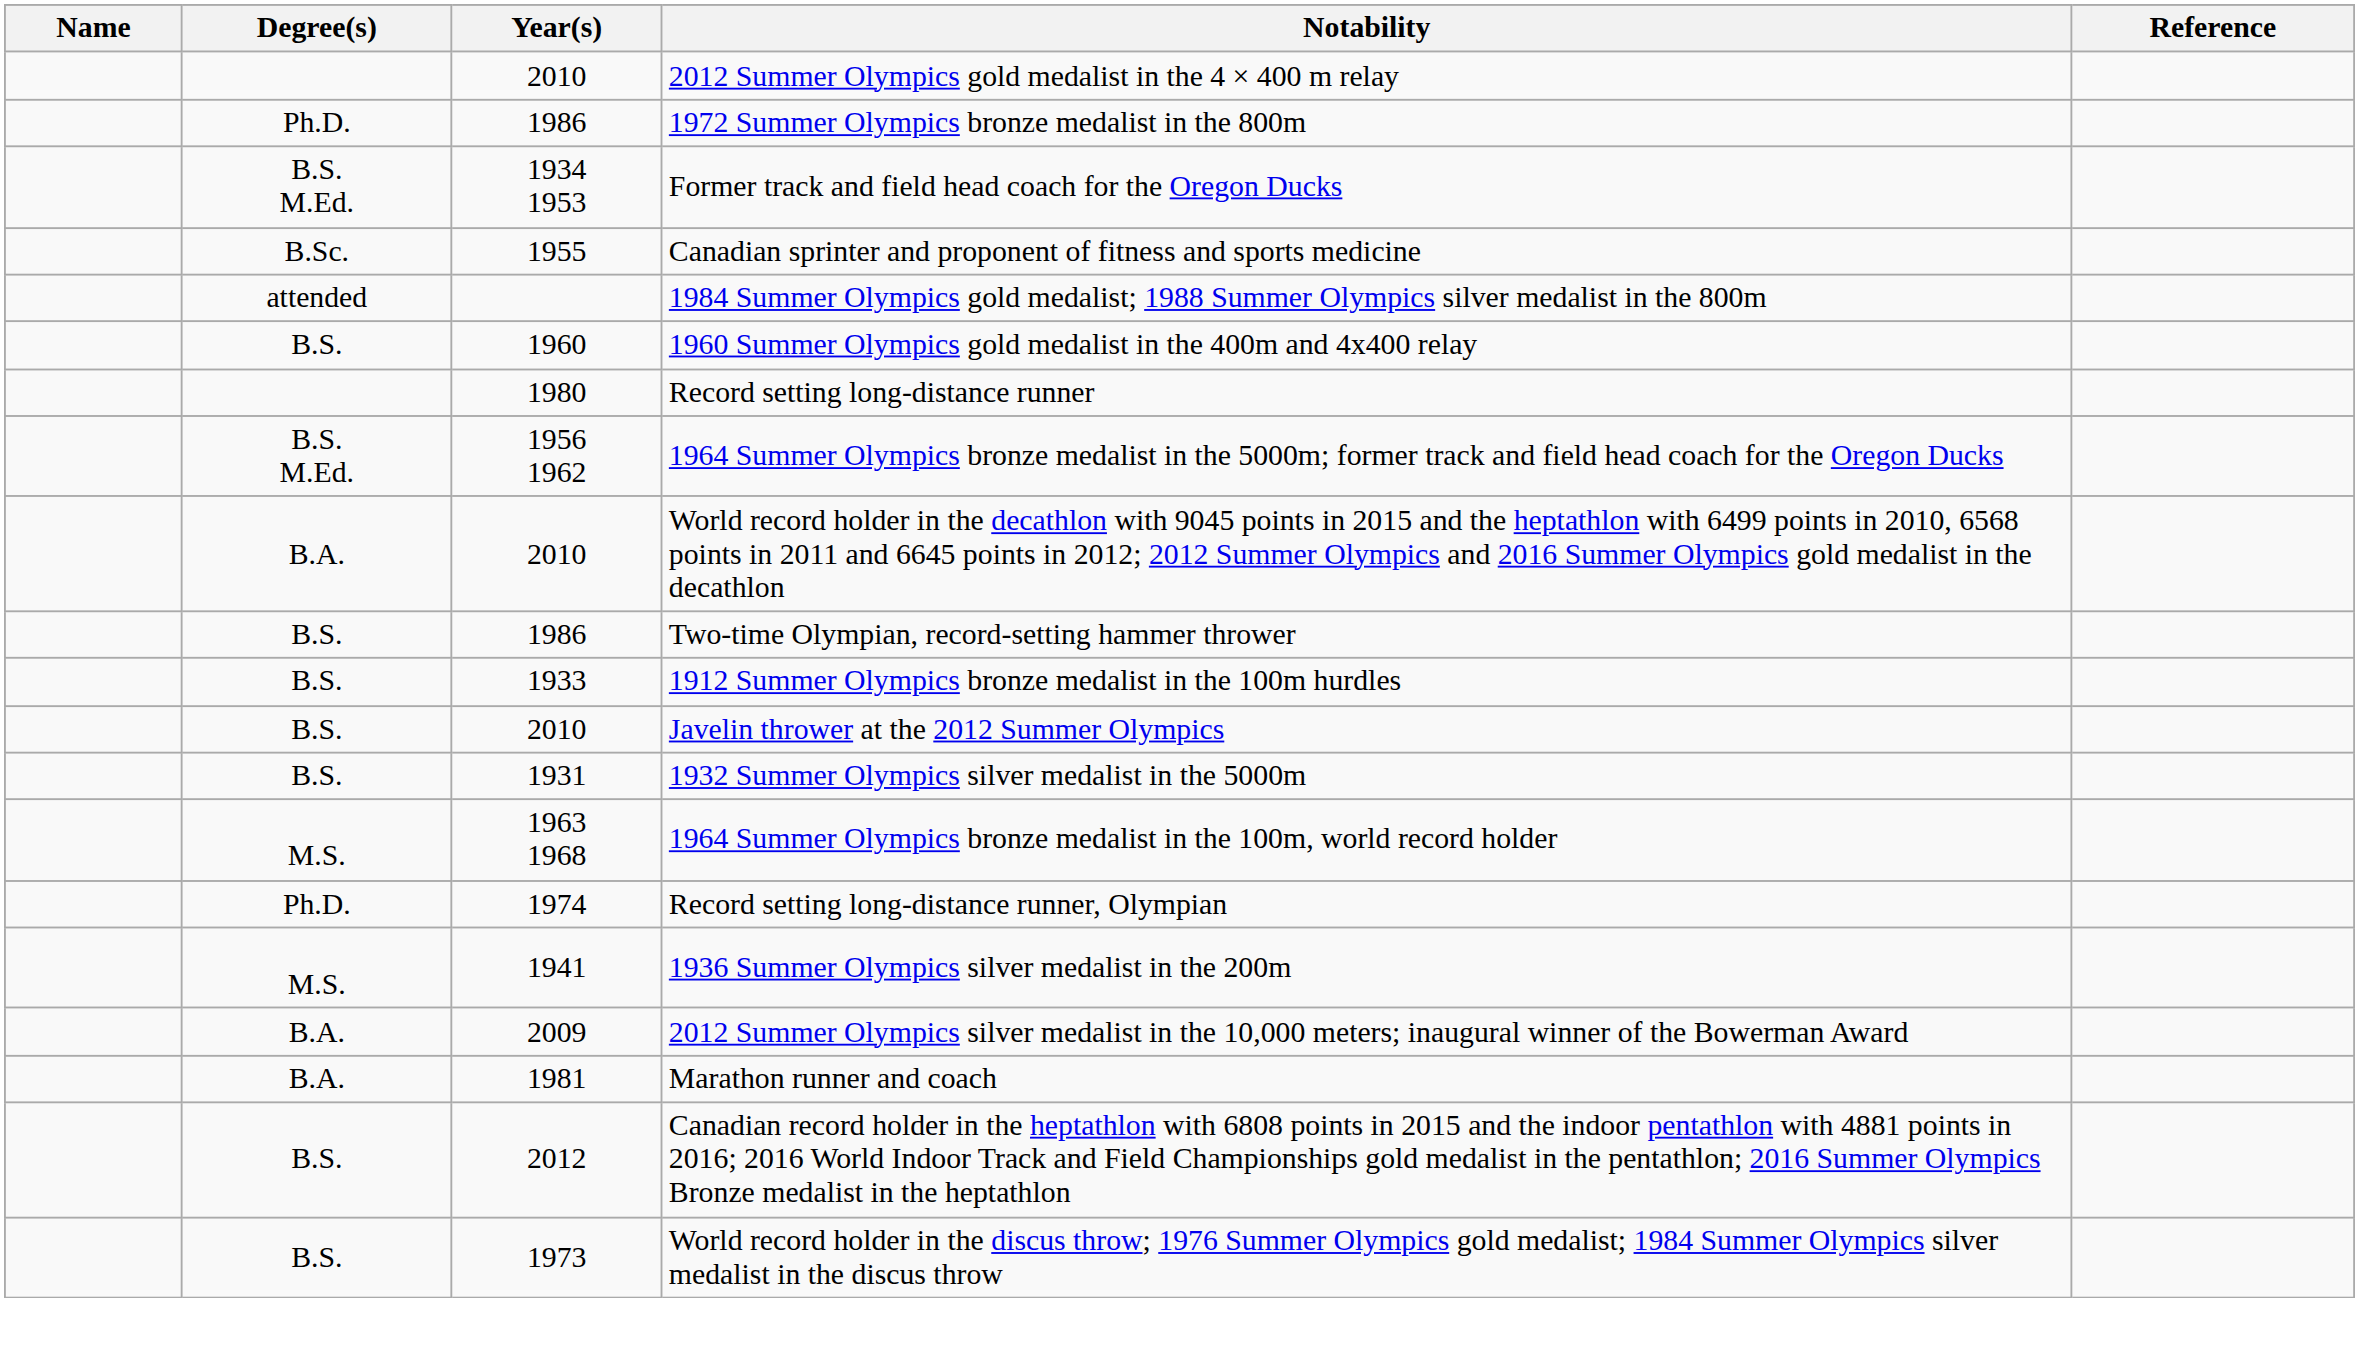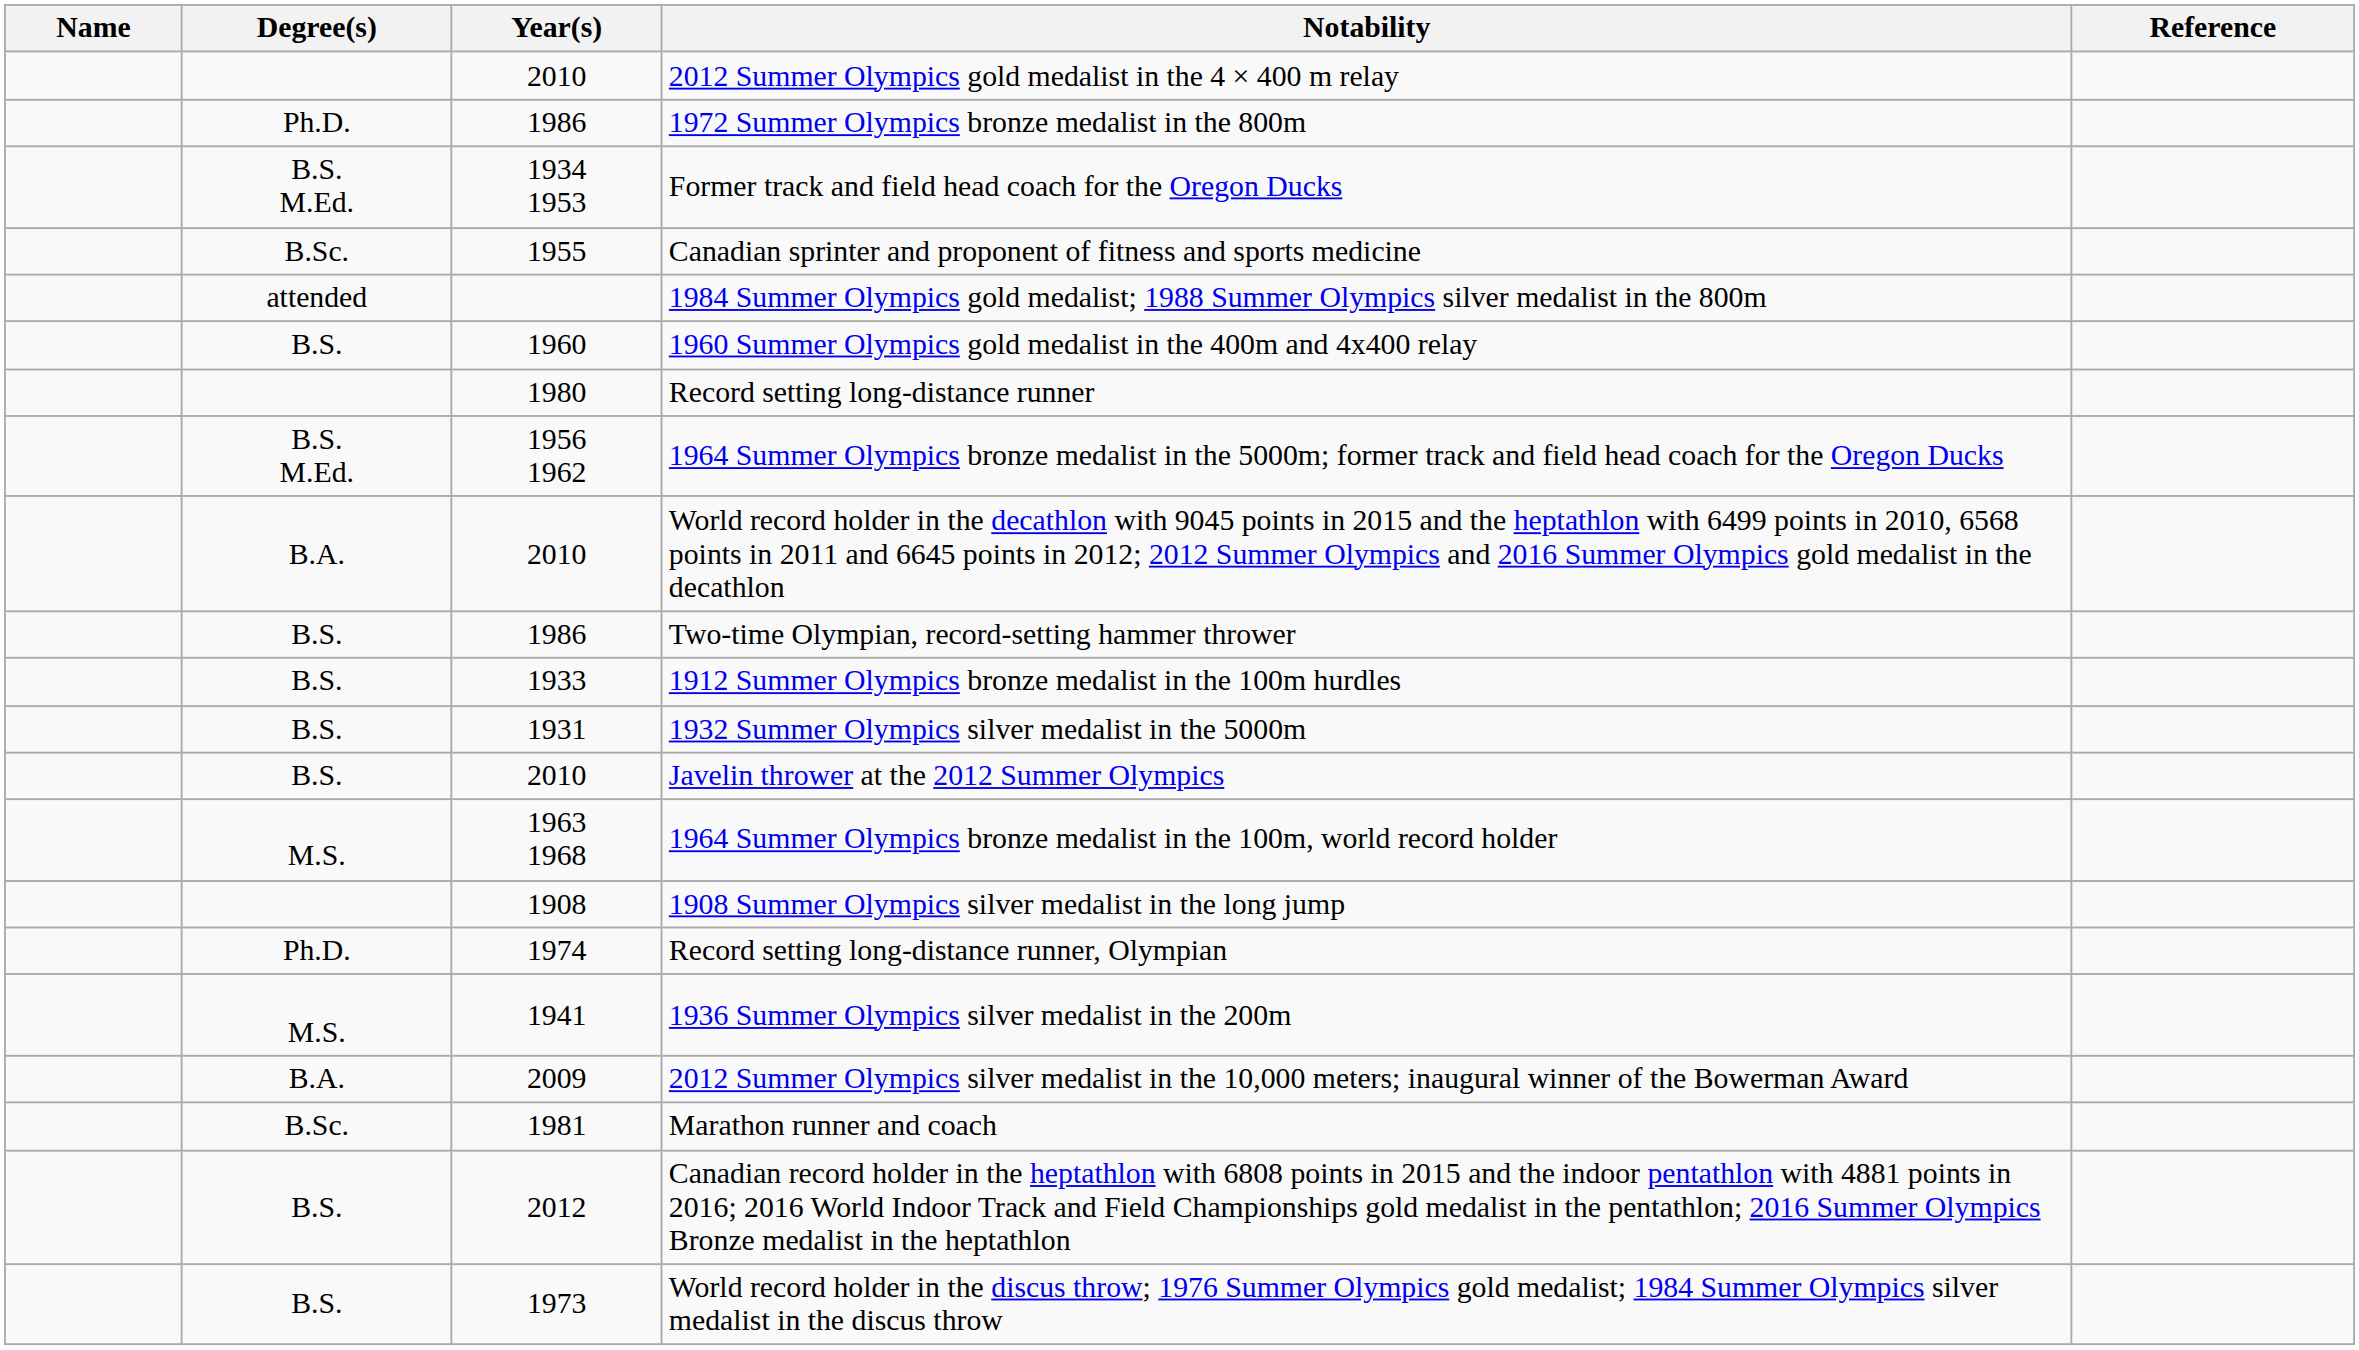rows swapped: (988, 775) <-> (947, 728)
+ row: (1007, 903)
(317, 1078) B.A. -> (317, 1125) B.Sc.
